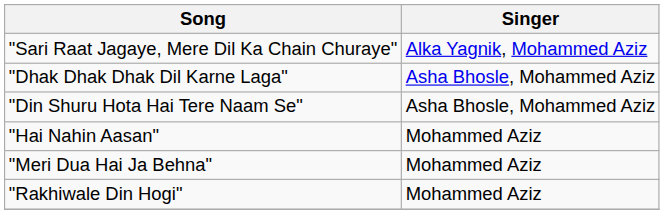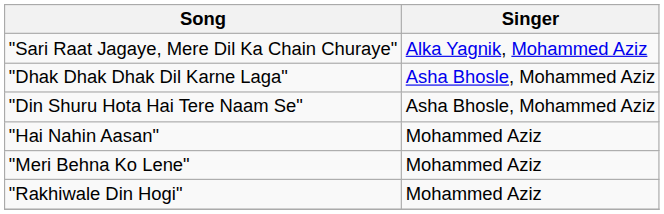+ row: (99, 164)
- row: (110, 164)
